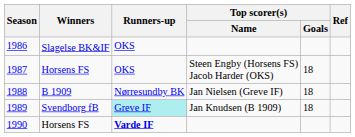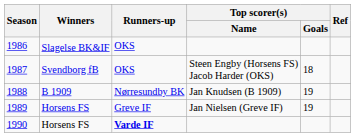(65, 69) Horsens FS -> (70, 69) Svendborg fB
(236, 91) Jan Nielsen (Greve IF) -> (235, 91) Jan Knudsen (B 1909)
(308, 91) 18 -> (308, 91) 19
(70, 108) Svendborg fB -> (65, 108) Horsens FS
(133, 108) paleturquoise background -> (133, 108) no background
(235, 108) Jan Knudsen (B 1909) -> (236, 108) Jan Nielsen (Greve IF)
(308, 108) 18 -> (308, 108) 19
